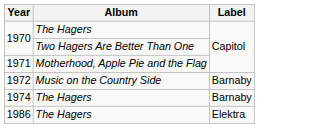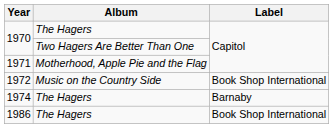(232, 81) Barnaby -> (269, 81) Book Shop International
(228, 115) Elektra -> (269, 115) Book Shop International
